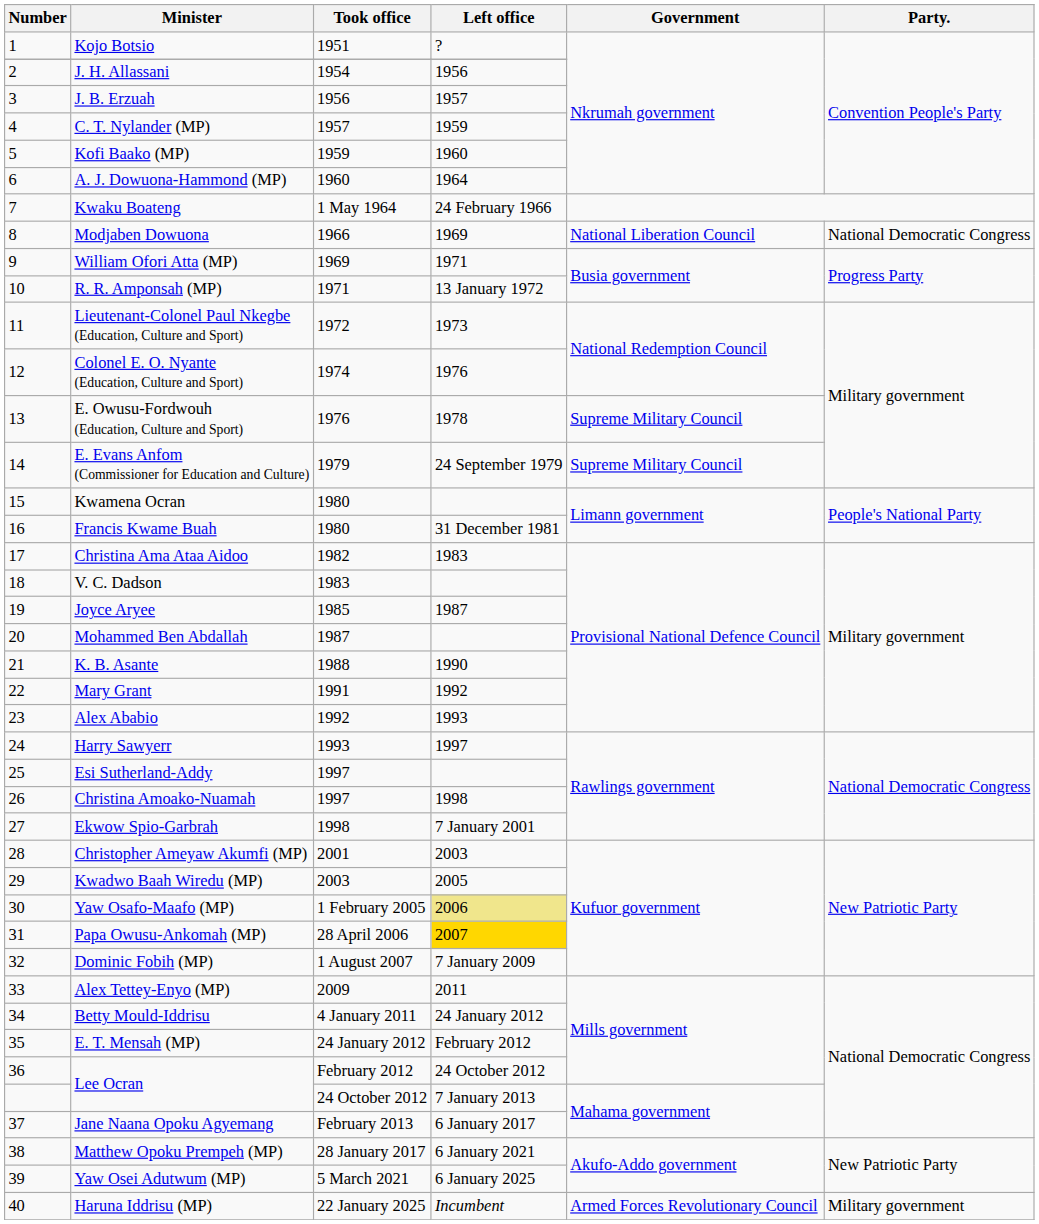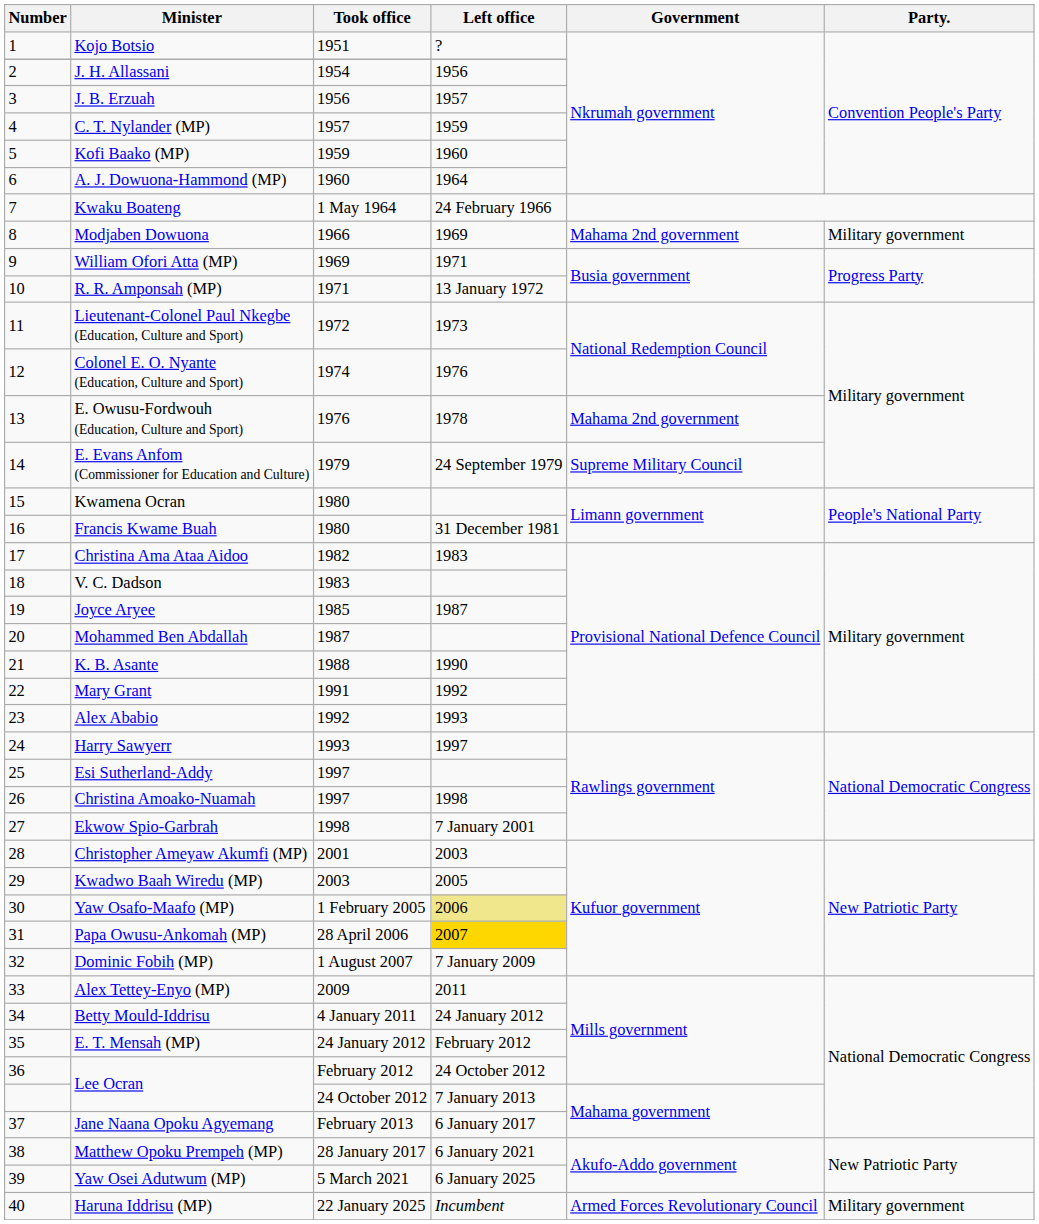(663, 235) National Liberation Council -> (654, 235) Mahama 2nd government
(929, 235) National Democratic Congress -> (896, 235) Military government
(656, 418) Supreme Military Council -> (654, 418) Mahama 2nd government
